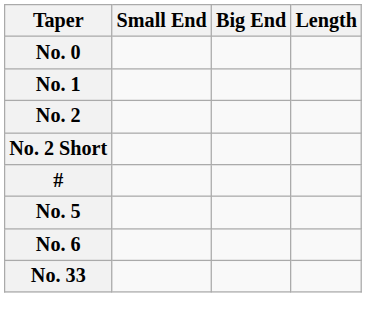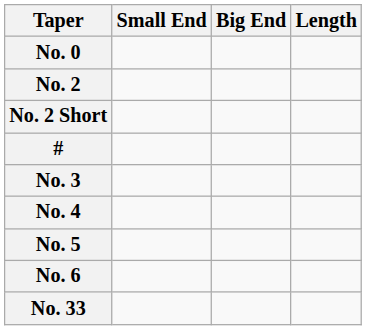- row: (58, 84)
+ row: (58, 180)
+ row: (58, 212)
